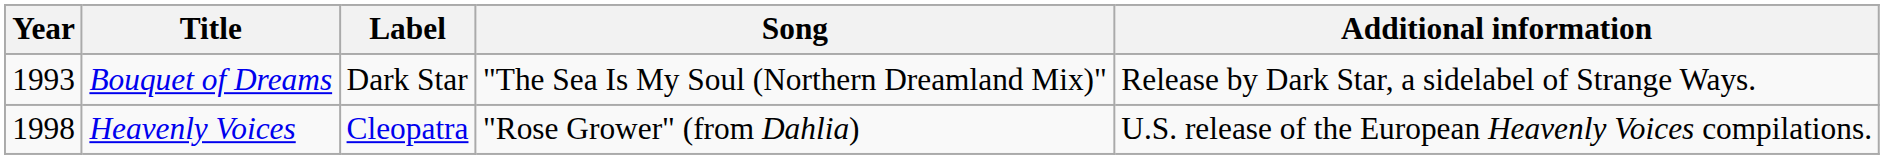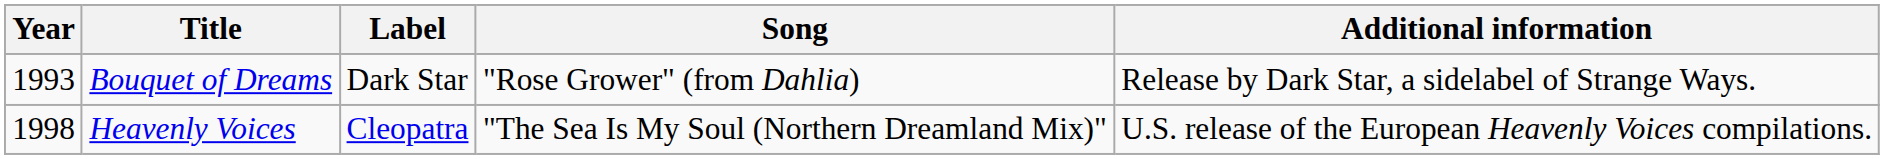(795, 79) "The Sea Is My Soul (Northern Dreamland Mix)" -> (671, 79) "Rose Grower" (from Dahlia)
(671, 128) "Rose Grower" (from Dahlia) -> (795, 128) "The Sea Is My Soul (Northern Dreamland Mix)"
